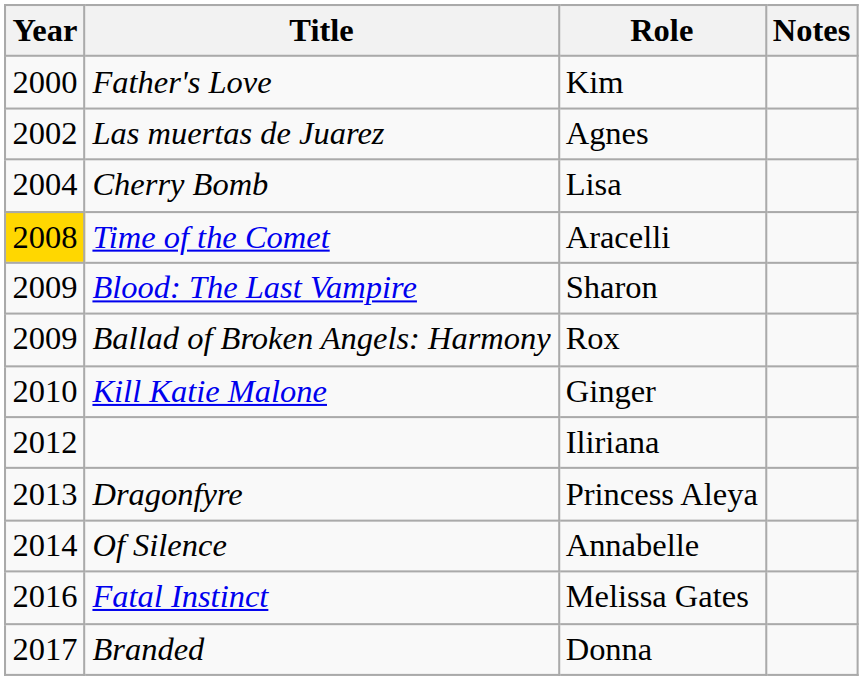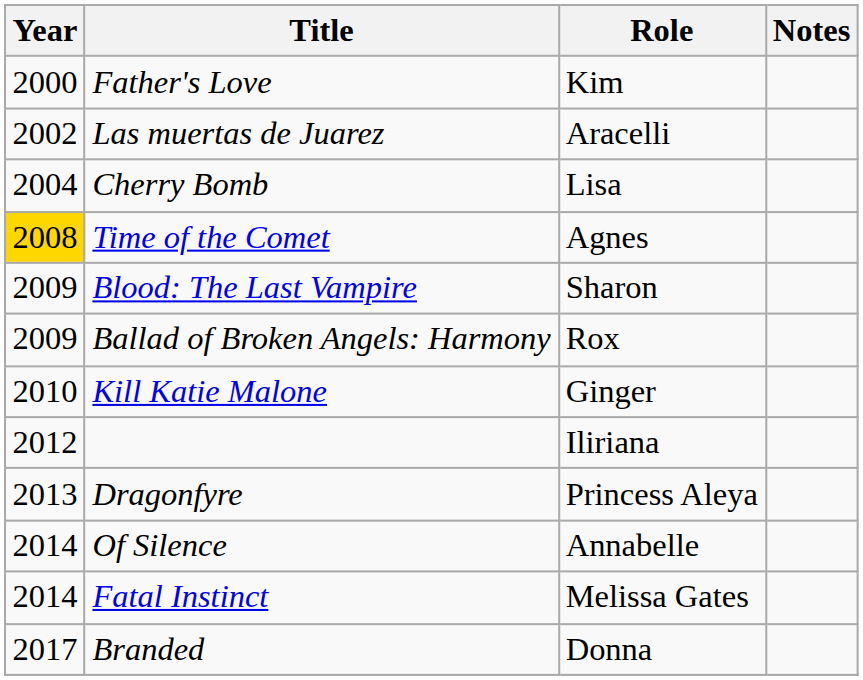(607, 133) Agnes -> (618, 133) Aracelli
(618, 236) Aracelli -> (607, 236) Agnes
(45, 596) 2016 -> (45, 596) 2014
